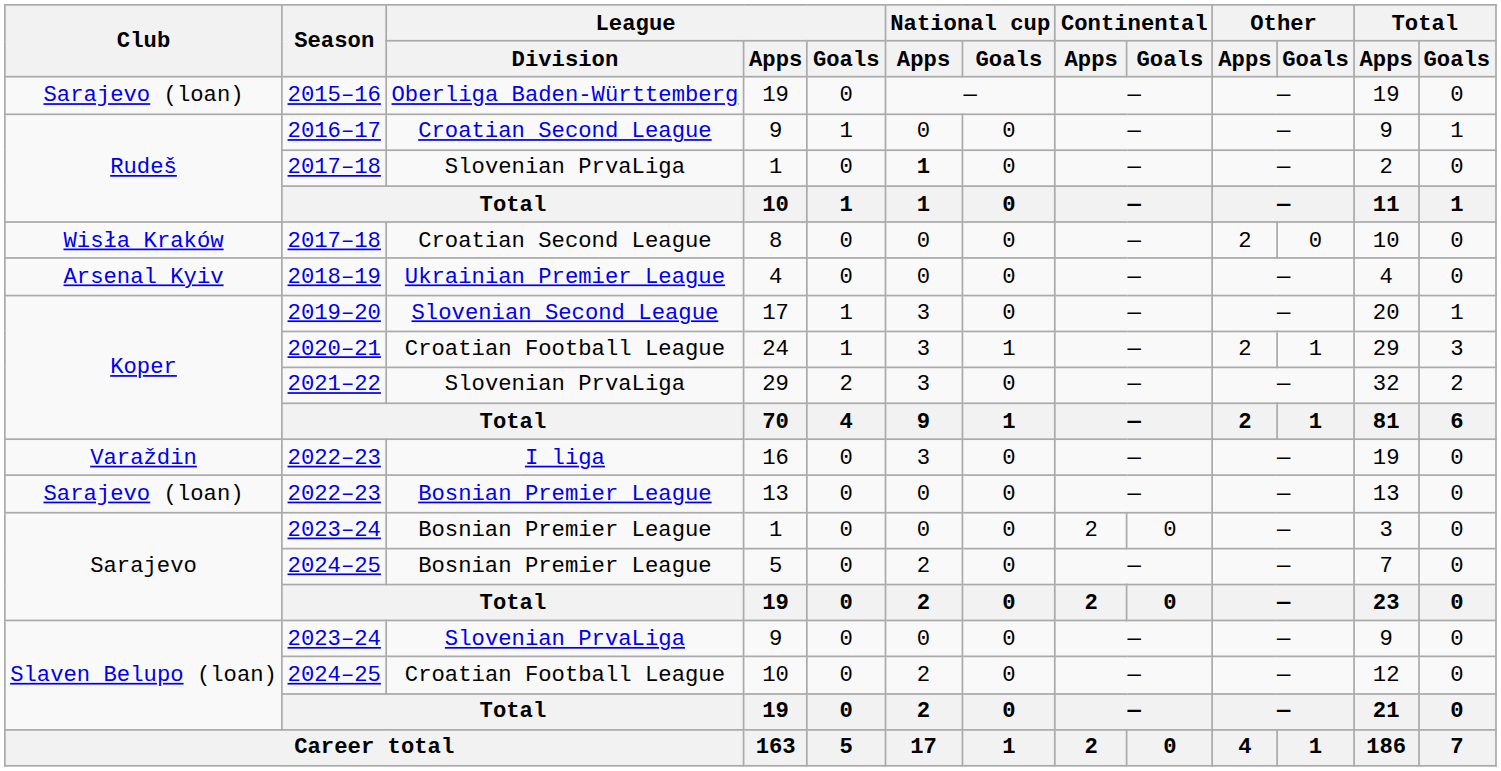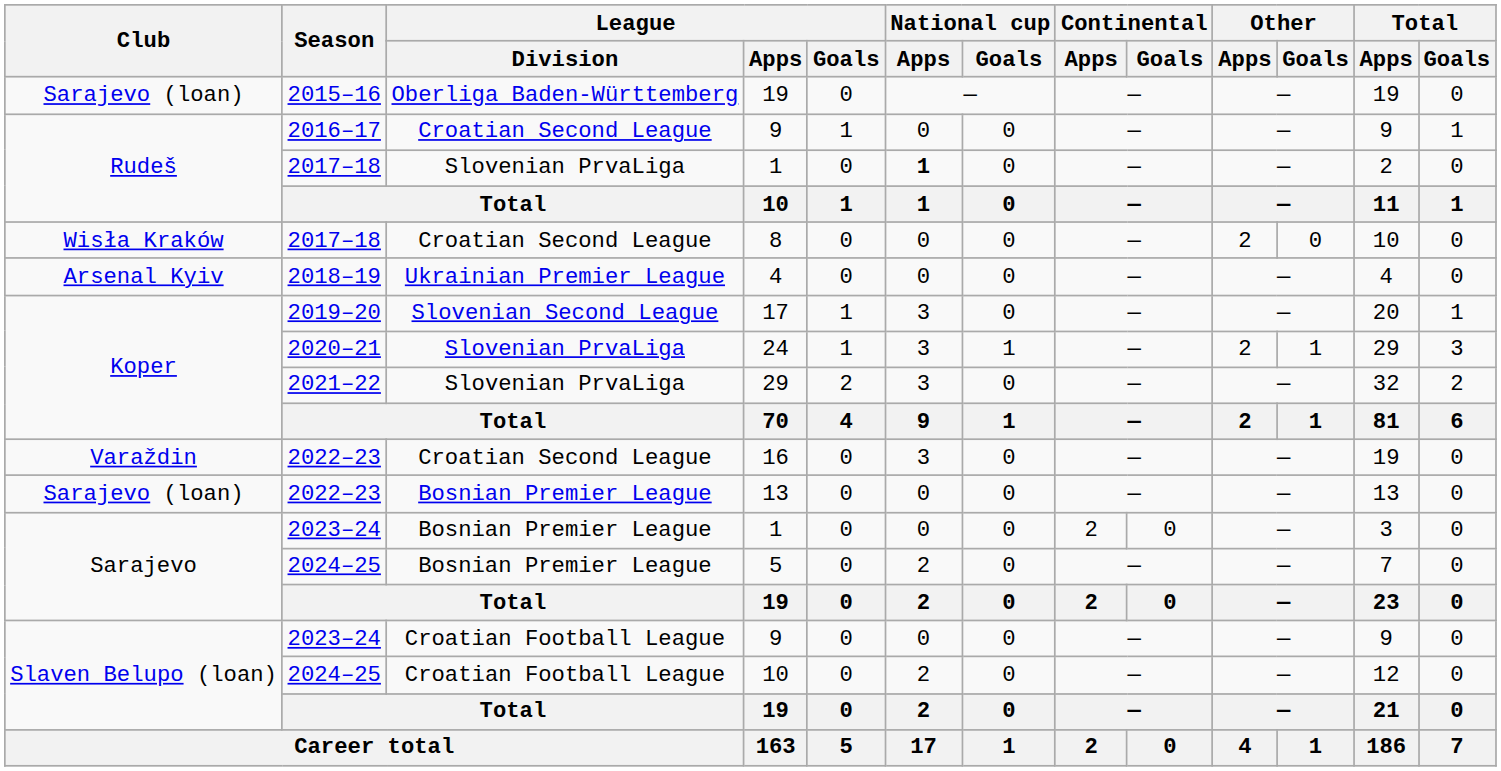(565, 349) Croatian Football League -> (565, 349) Slovenian PrvaLiga
(565, 458) I liga -> (565, 458) Croatian Second League
(565, 639) Slovenian PrvaLiga -> (565, 639) Croatian Football League
